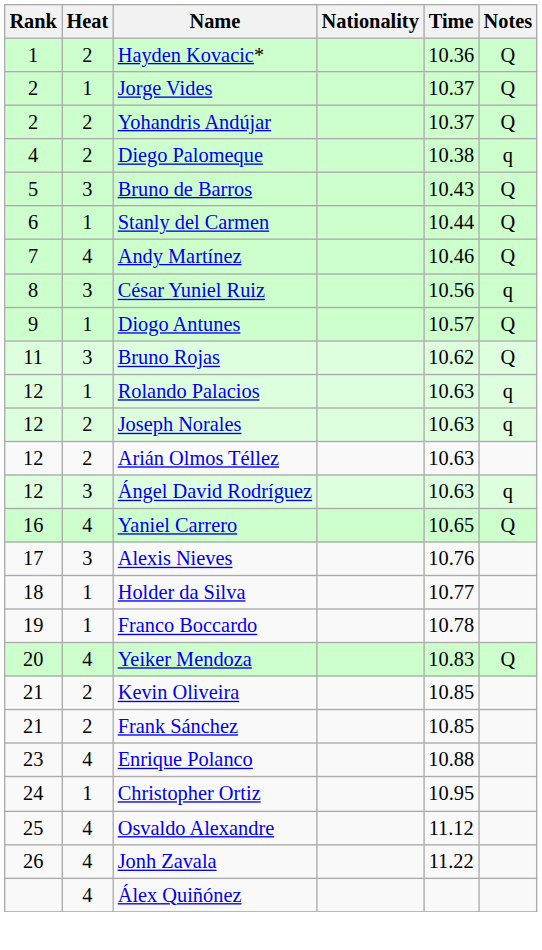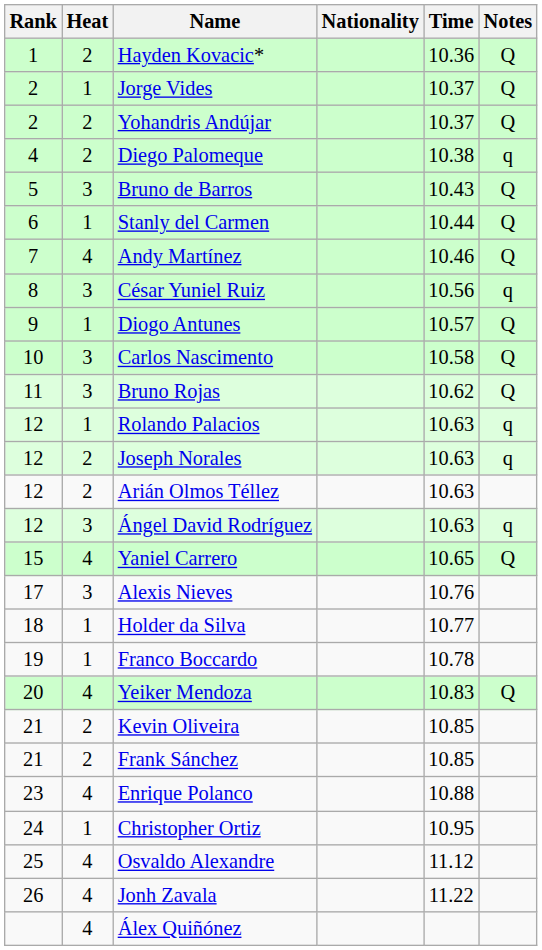+ row: (195, 357)
(33, 525) 16 -> (33, 558) 15
